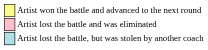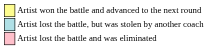rows swapped: (110, 38) <-> (87, 24)
